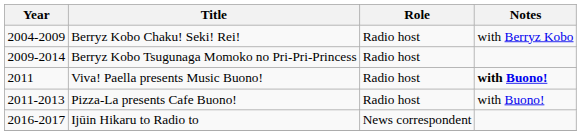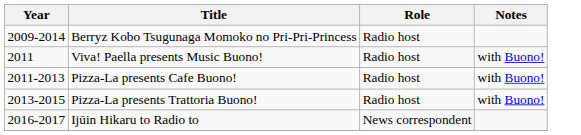- row: (156, 36)
(512, 78) bold -> (511, 57) normal
+ row: (164, 99)
